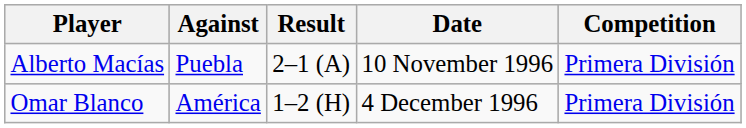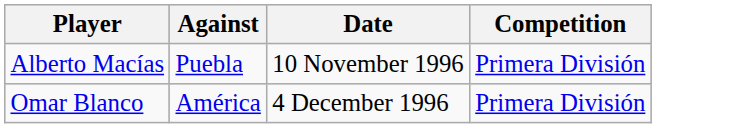- column: (311, 24)
